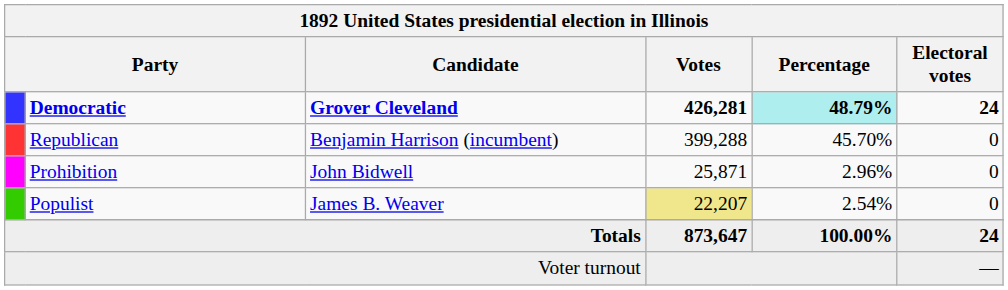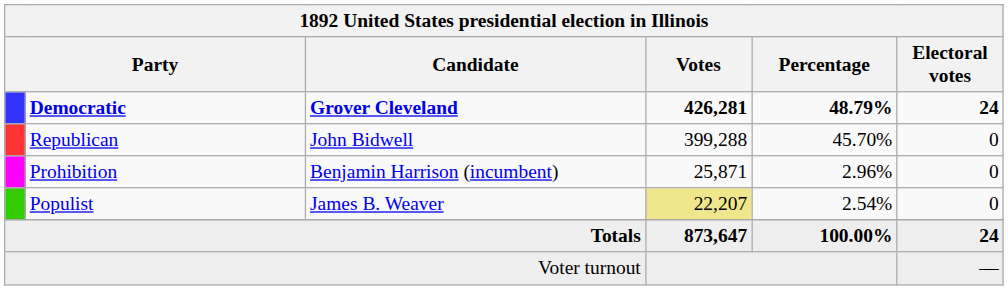(861, 107) paleturquoise background -> (861, 107) no background
(434, 140) Benjamin Harrison (incumbent) -> (362, 140) John Bidwell
(362, 172) John Bidwell -> (434, 172) Benjamin Harrison (incumbent)
